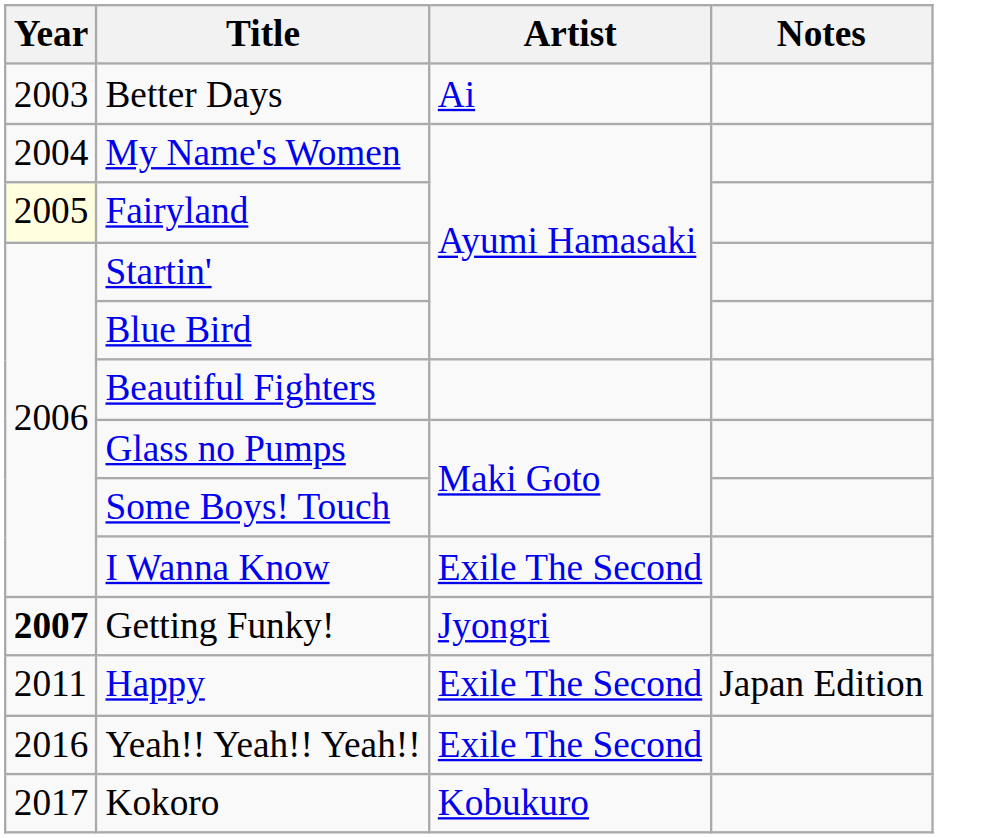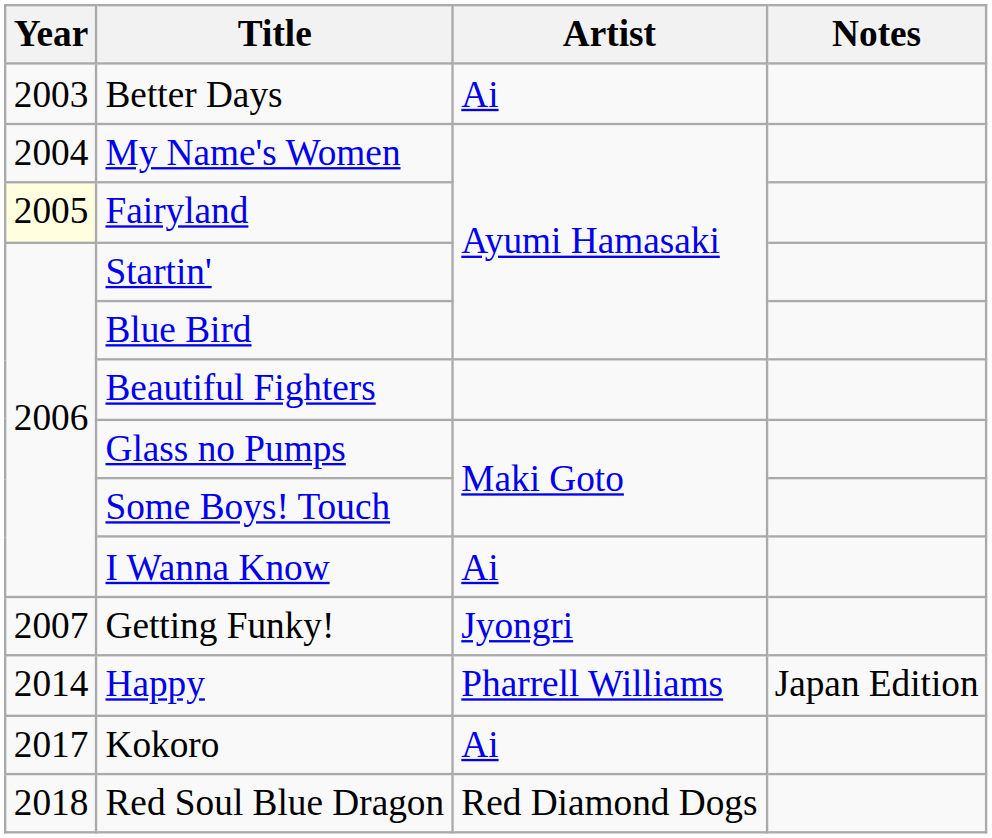(570, 566) Exile The Second -> (480, 566) Ai
(51, 625) bold -> (51, 625) normal
(50, 684) 2011 -> (51, 684) 2014
(570, 684) Exile The Second -> (592, 684) Pharrell Williams
- row: (263, 743)
(513, 802) Kobukuro -> (480, 743) Ai
+ row: (275, 802)
